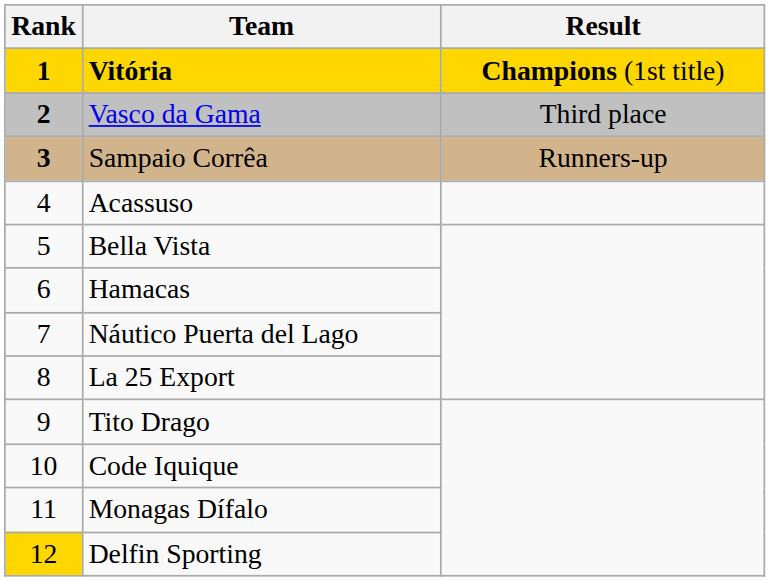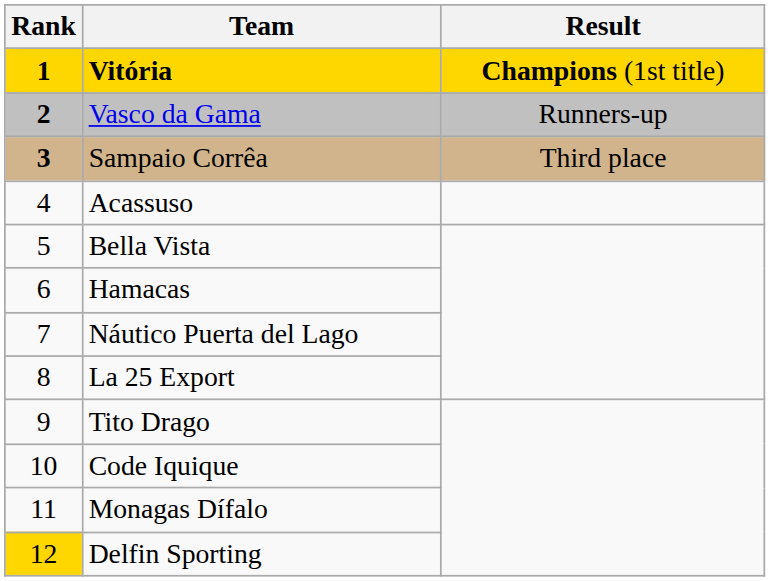(603, 114) Third place -> (603, 114) Runners-up
(603, 158) Runners-up -> (603, 158) Third place
